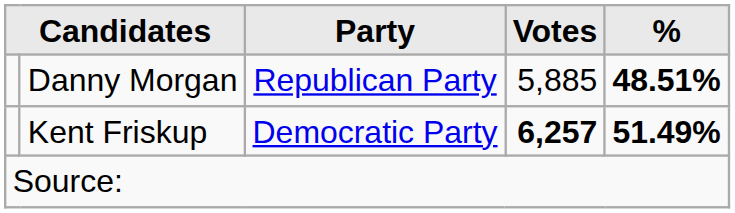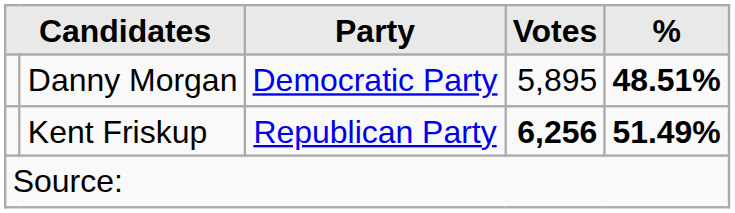(375, 80) Republican Party -> (375, 80) Democratic Party
(557, 80) 5,885 -> (557, 80) 5,895
(375, 131) Democratic Party -> (375, 131) Republican Party
(557, 131) 6,257 -> (557, 131) 6,256
